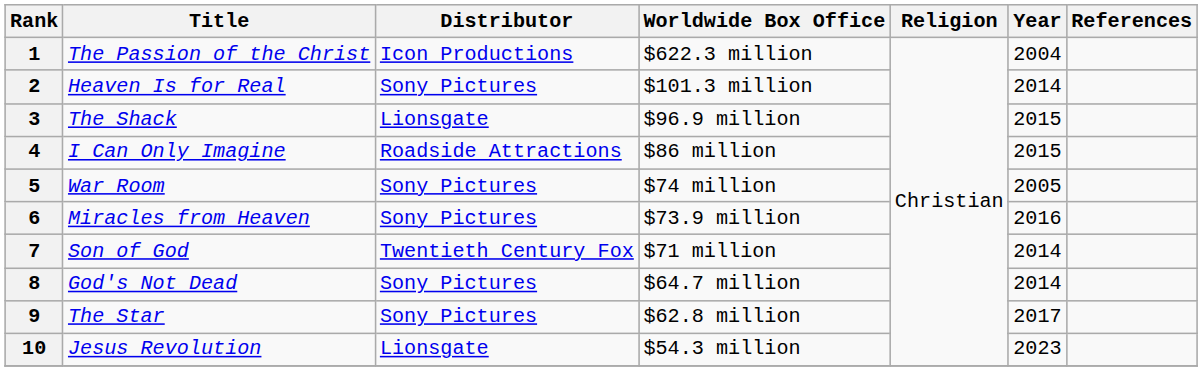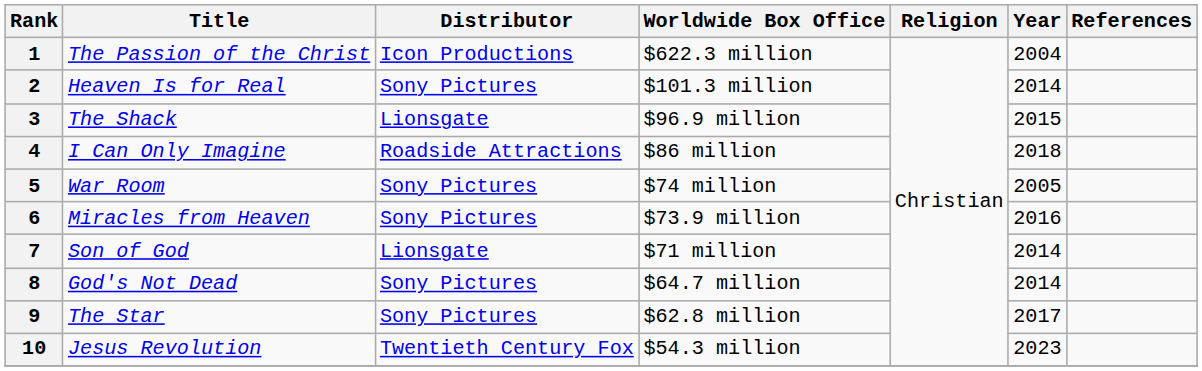(1037, 153) 2015 -> (1037, 153) 2018
(507, 251) Twentieth Century Fox -> (434, 251) Lionsgate
(434, 350) Lionsgate -> (507, 350) Twentieth Century Fox
